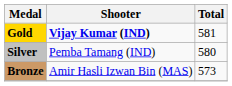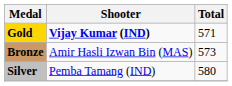(207, 33) 581 -> (207, 33) 571
rows swapped: (22, 52) <-> (25, 71)
